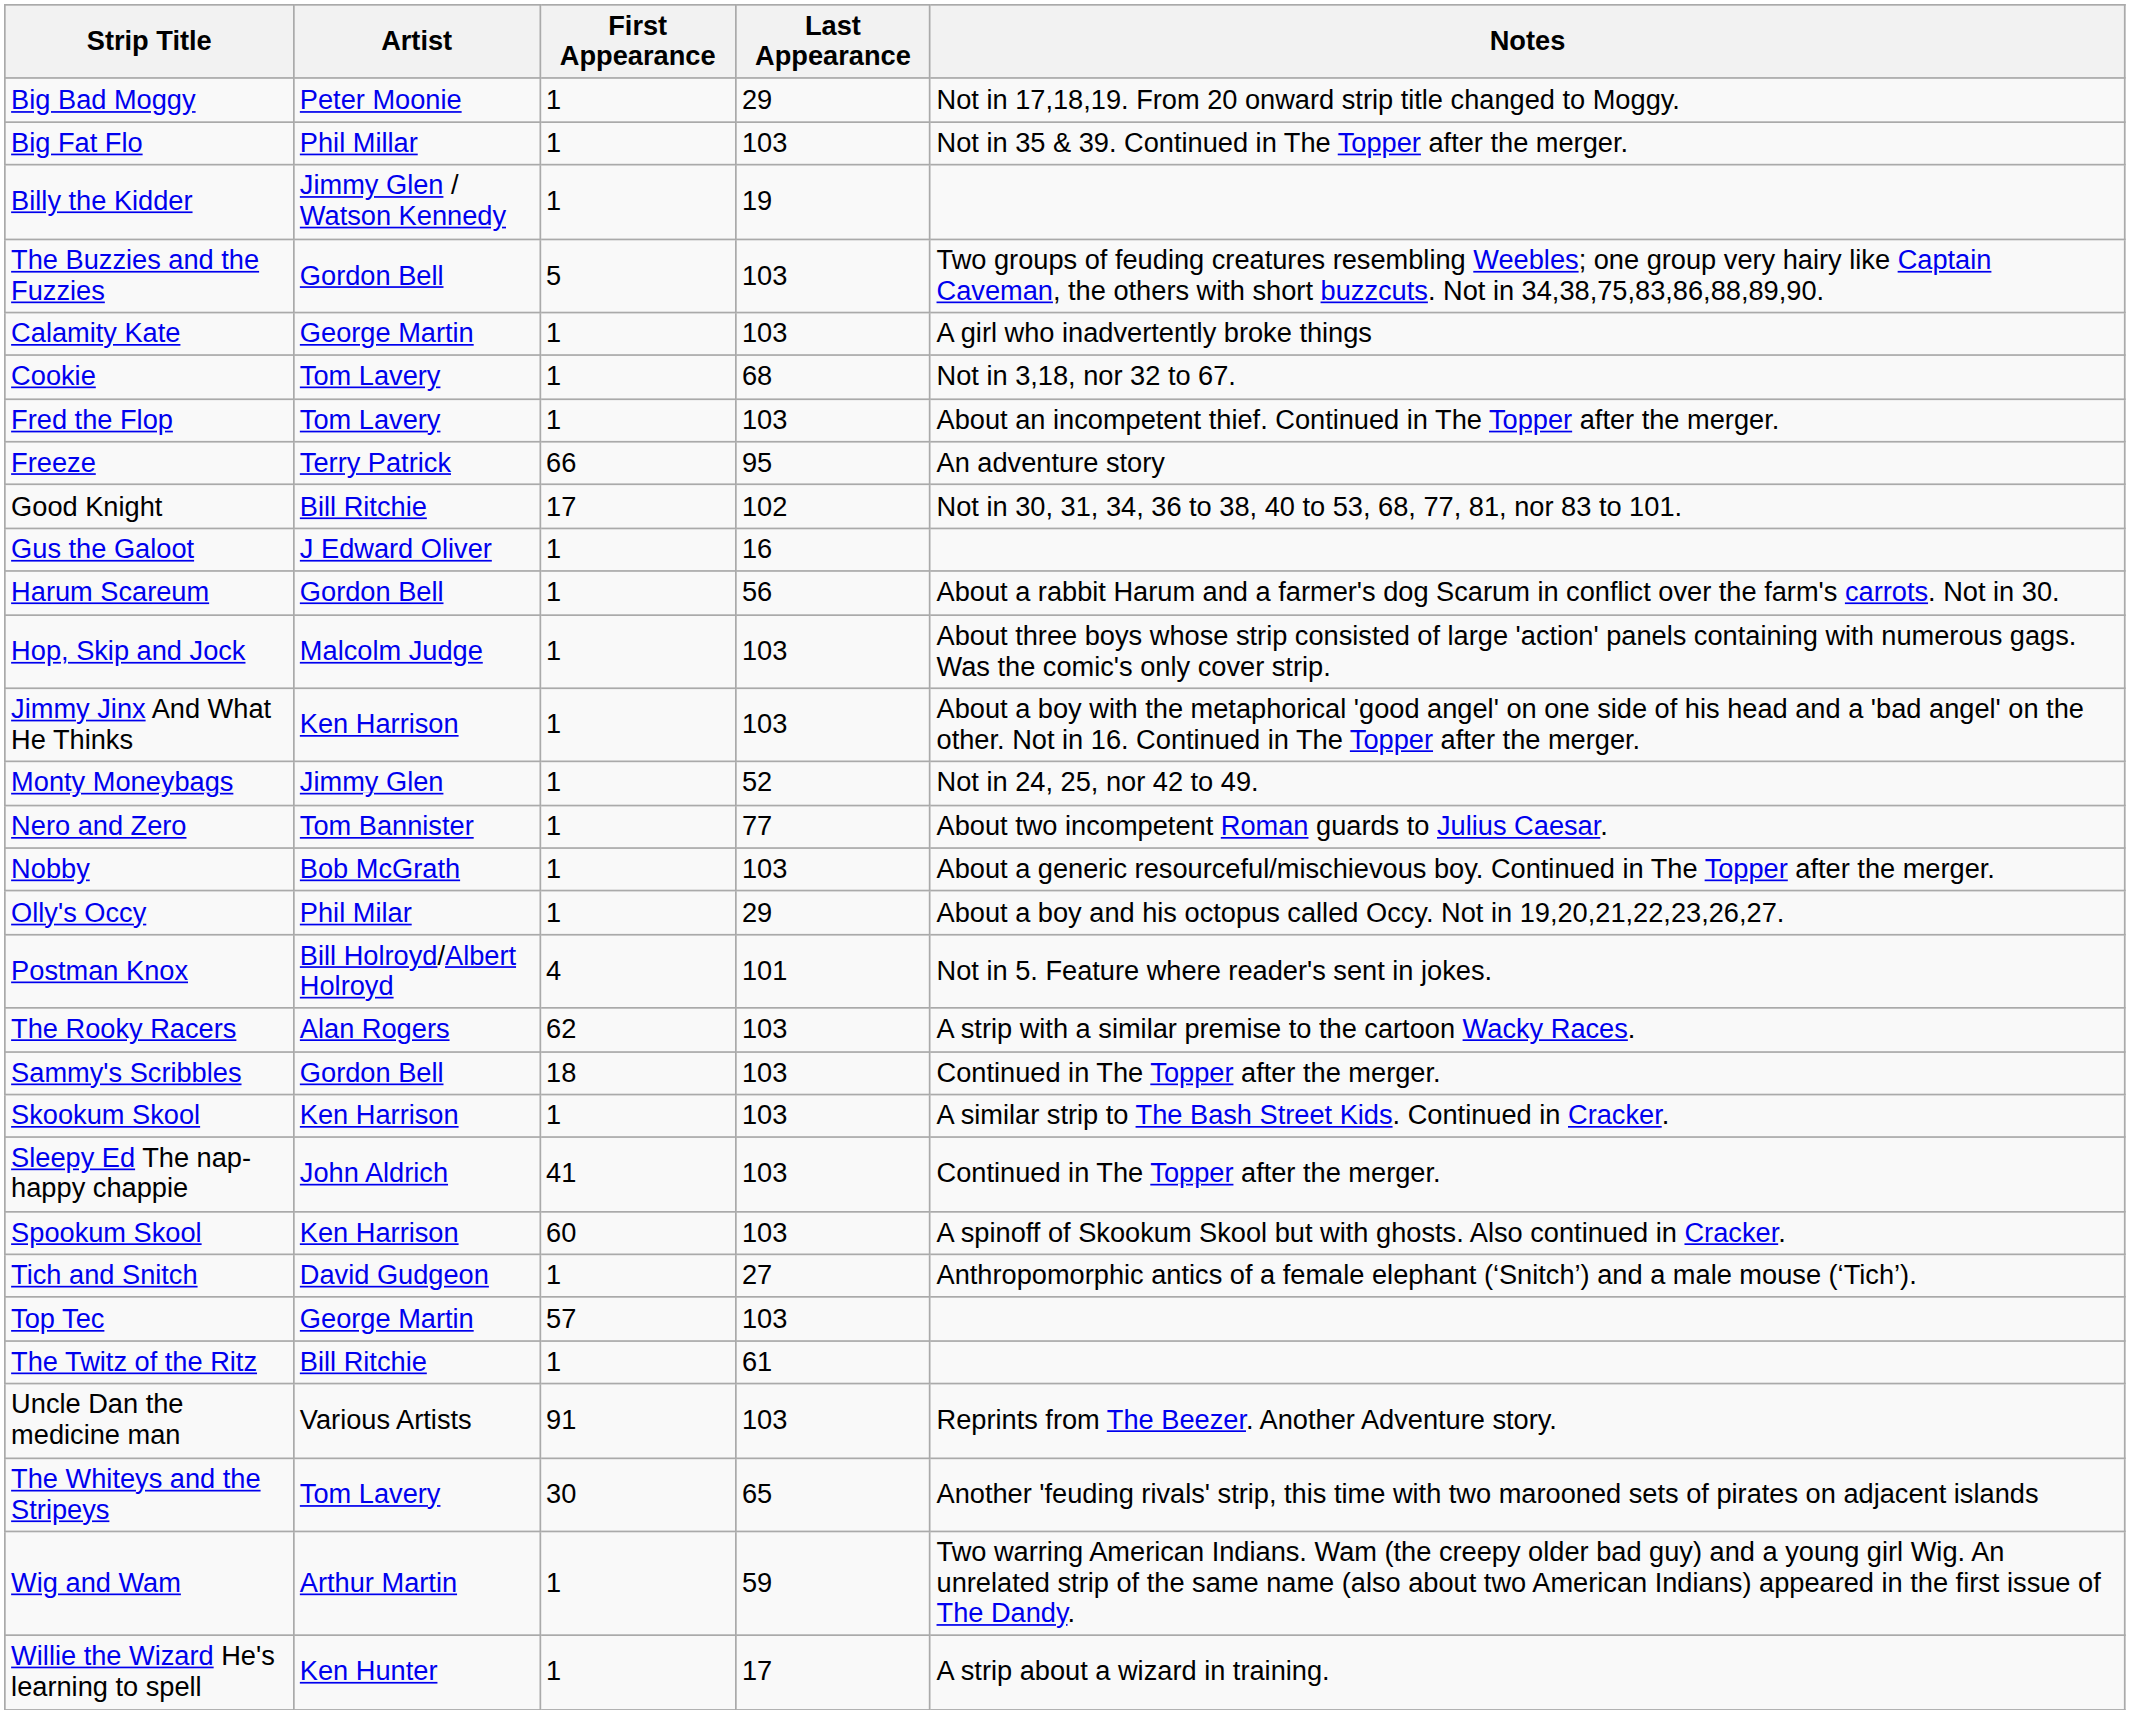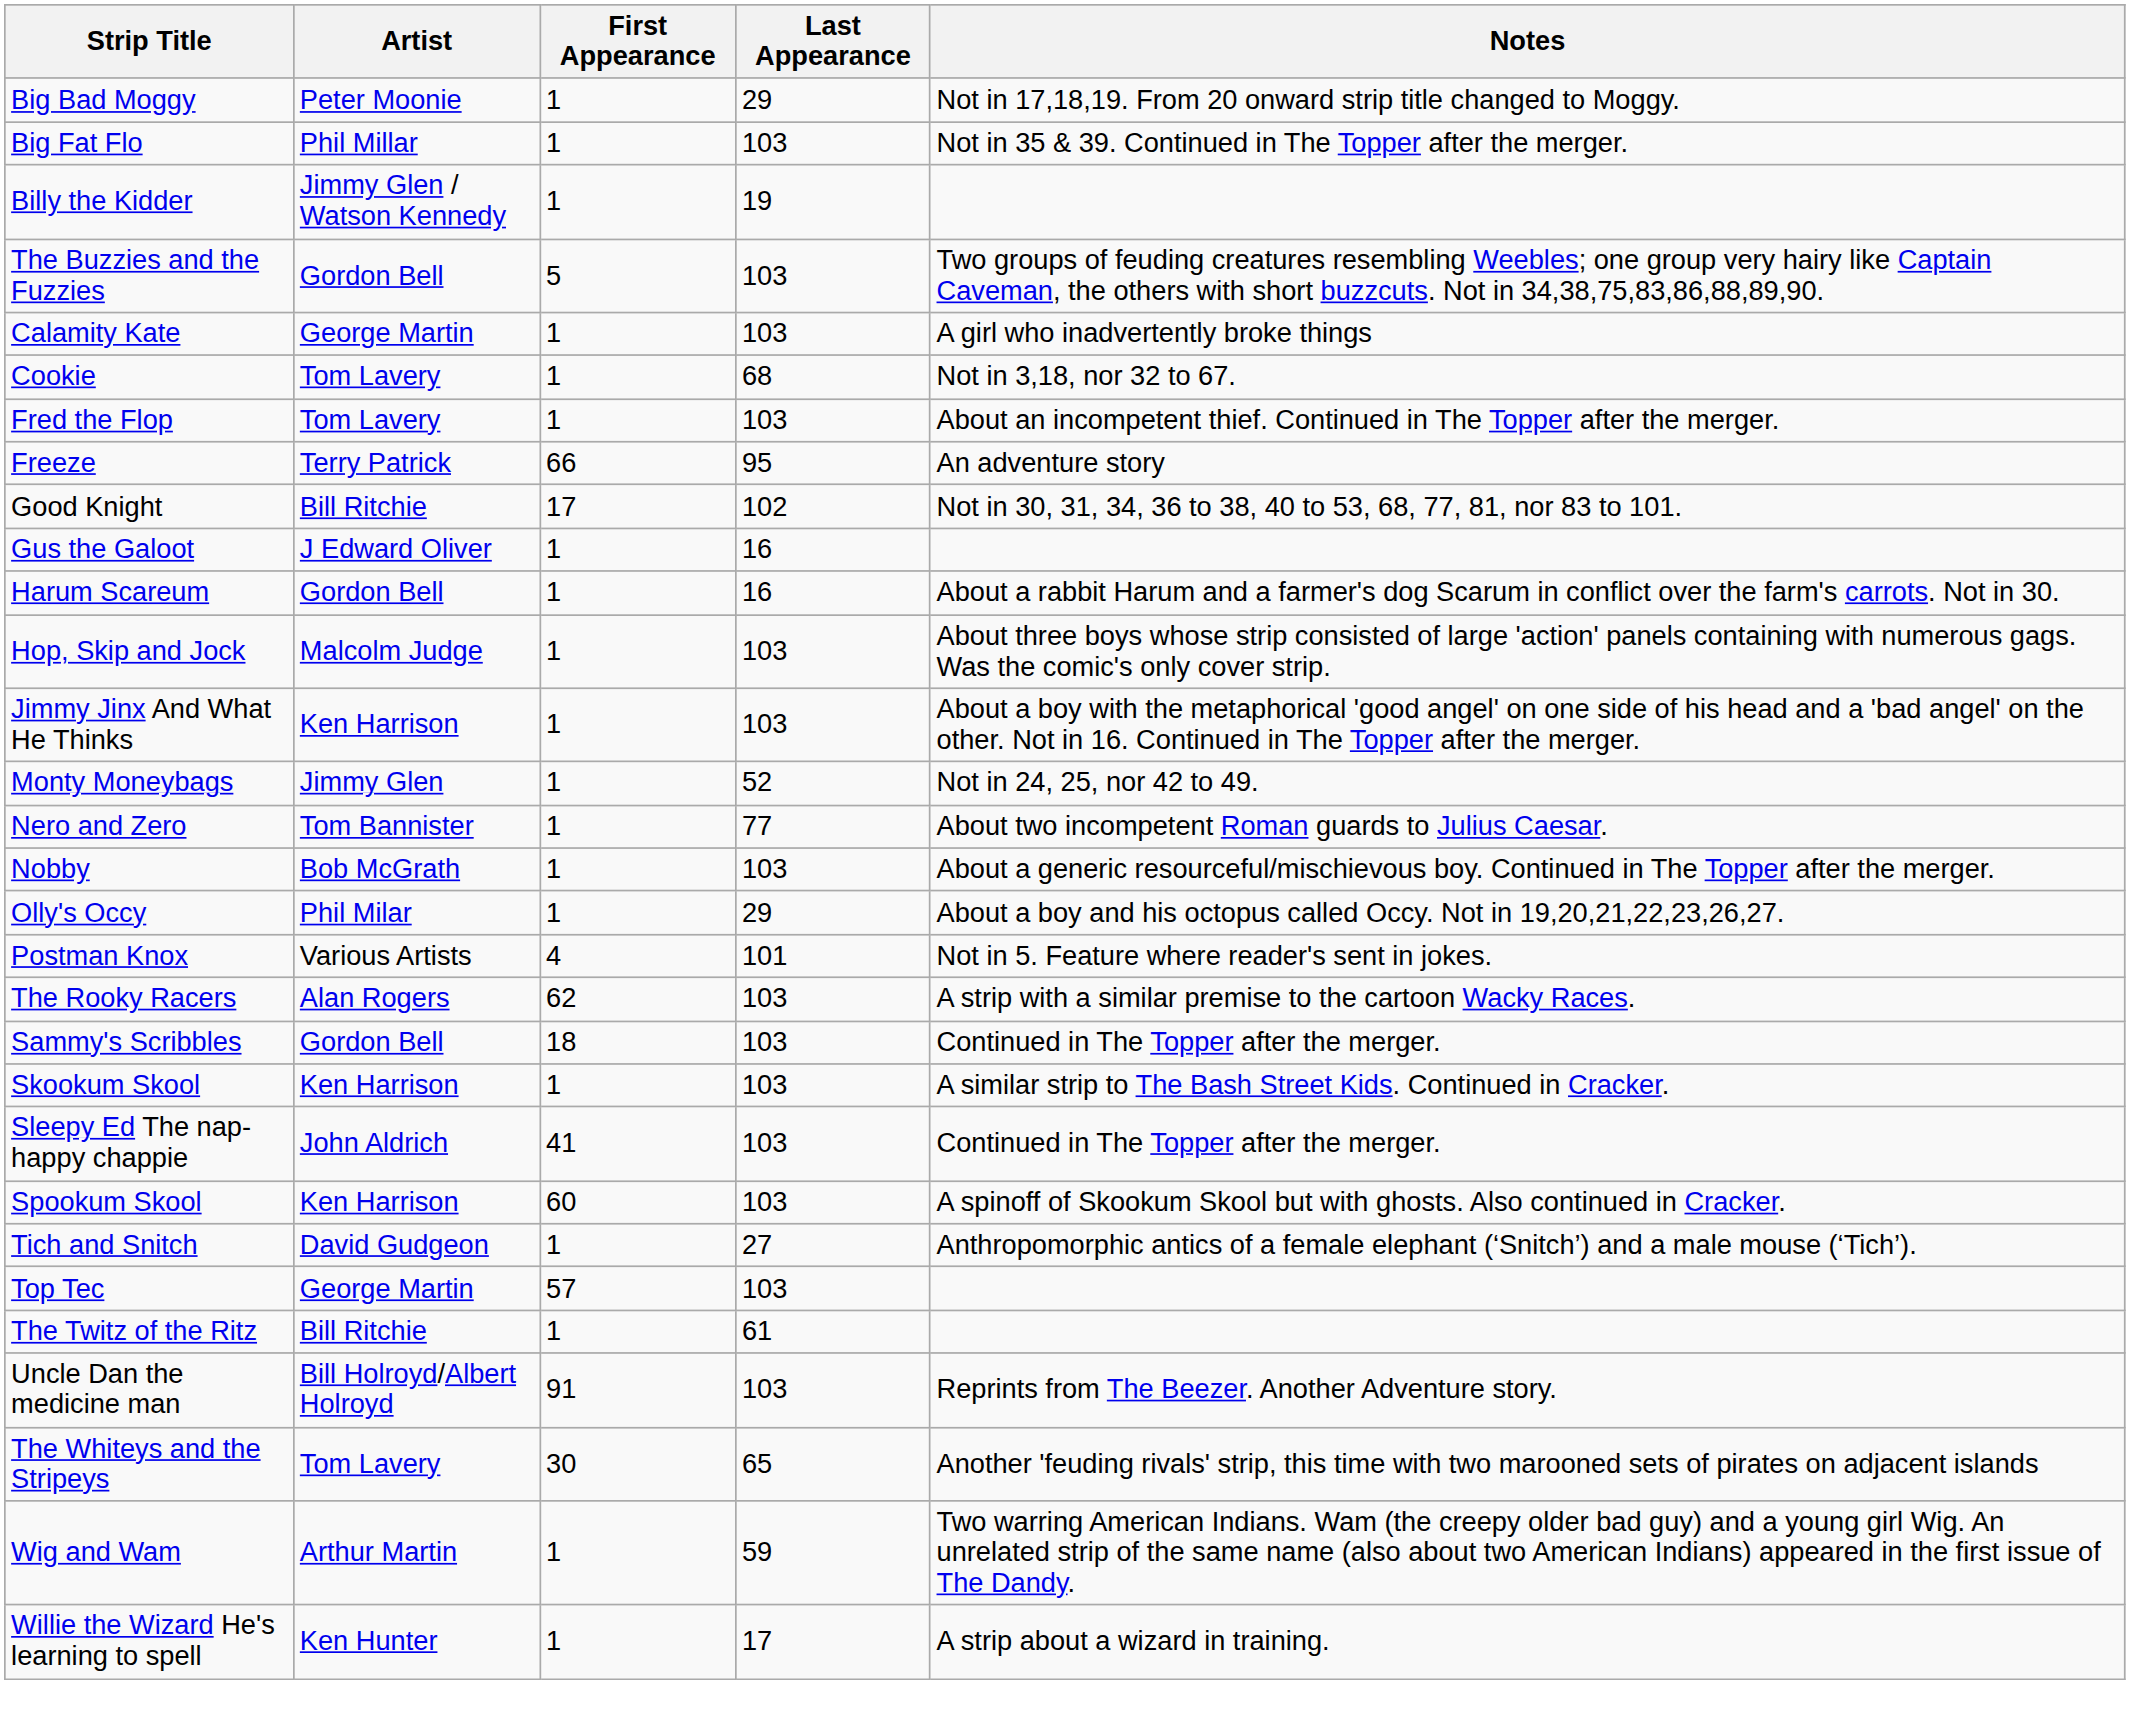(757, 592) 56 -> (757, 592) 16
(408, 970) Bill Holroyd/Albert Holroyd -> (386, 955) Various Artists
(386, 1420) Various Artists -> (408, 1389) Bill Holroyd/Albert Holroyd
